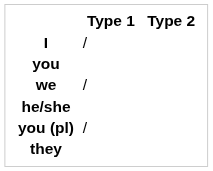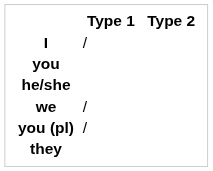rows swapped: (46, 106) <-> (46, 85)
